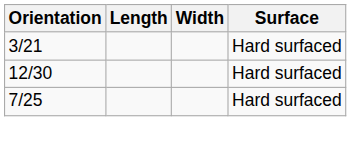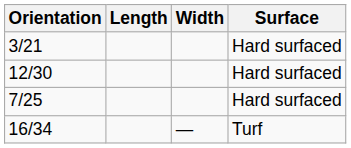+ row: (30, 128)
